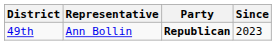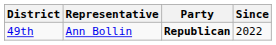(249, 31) 2023 -> (249, 31) 2022
